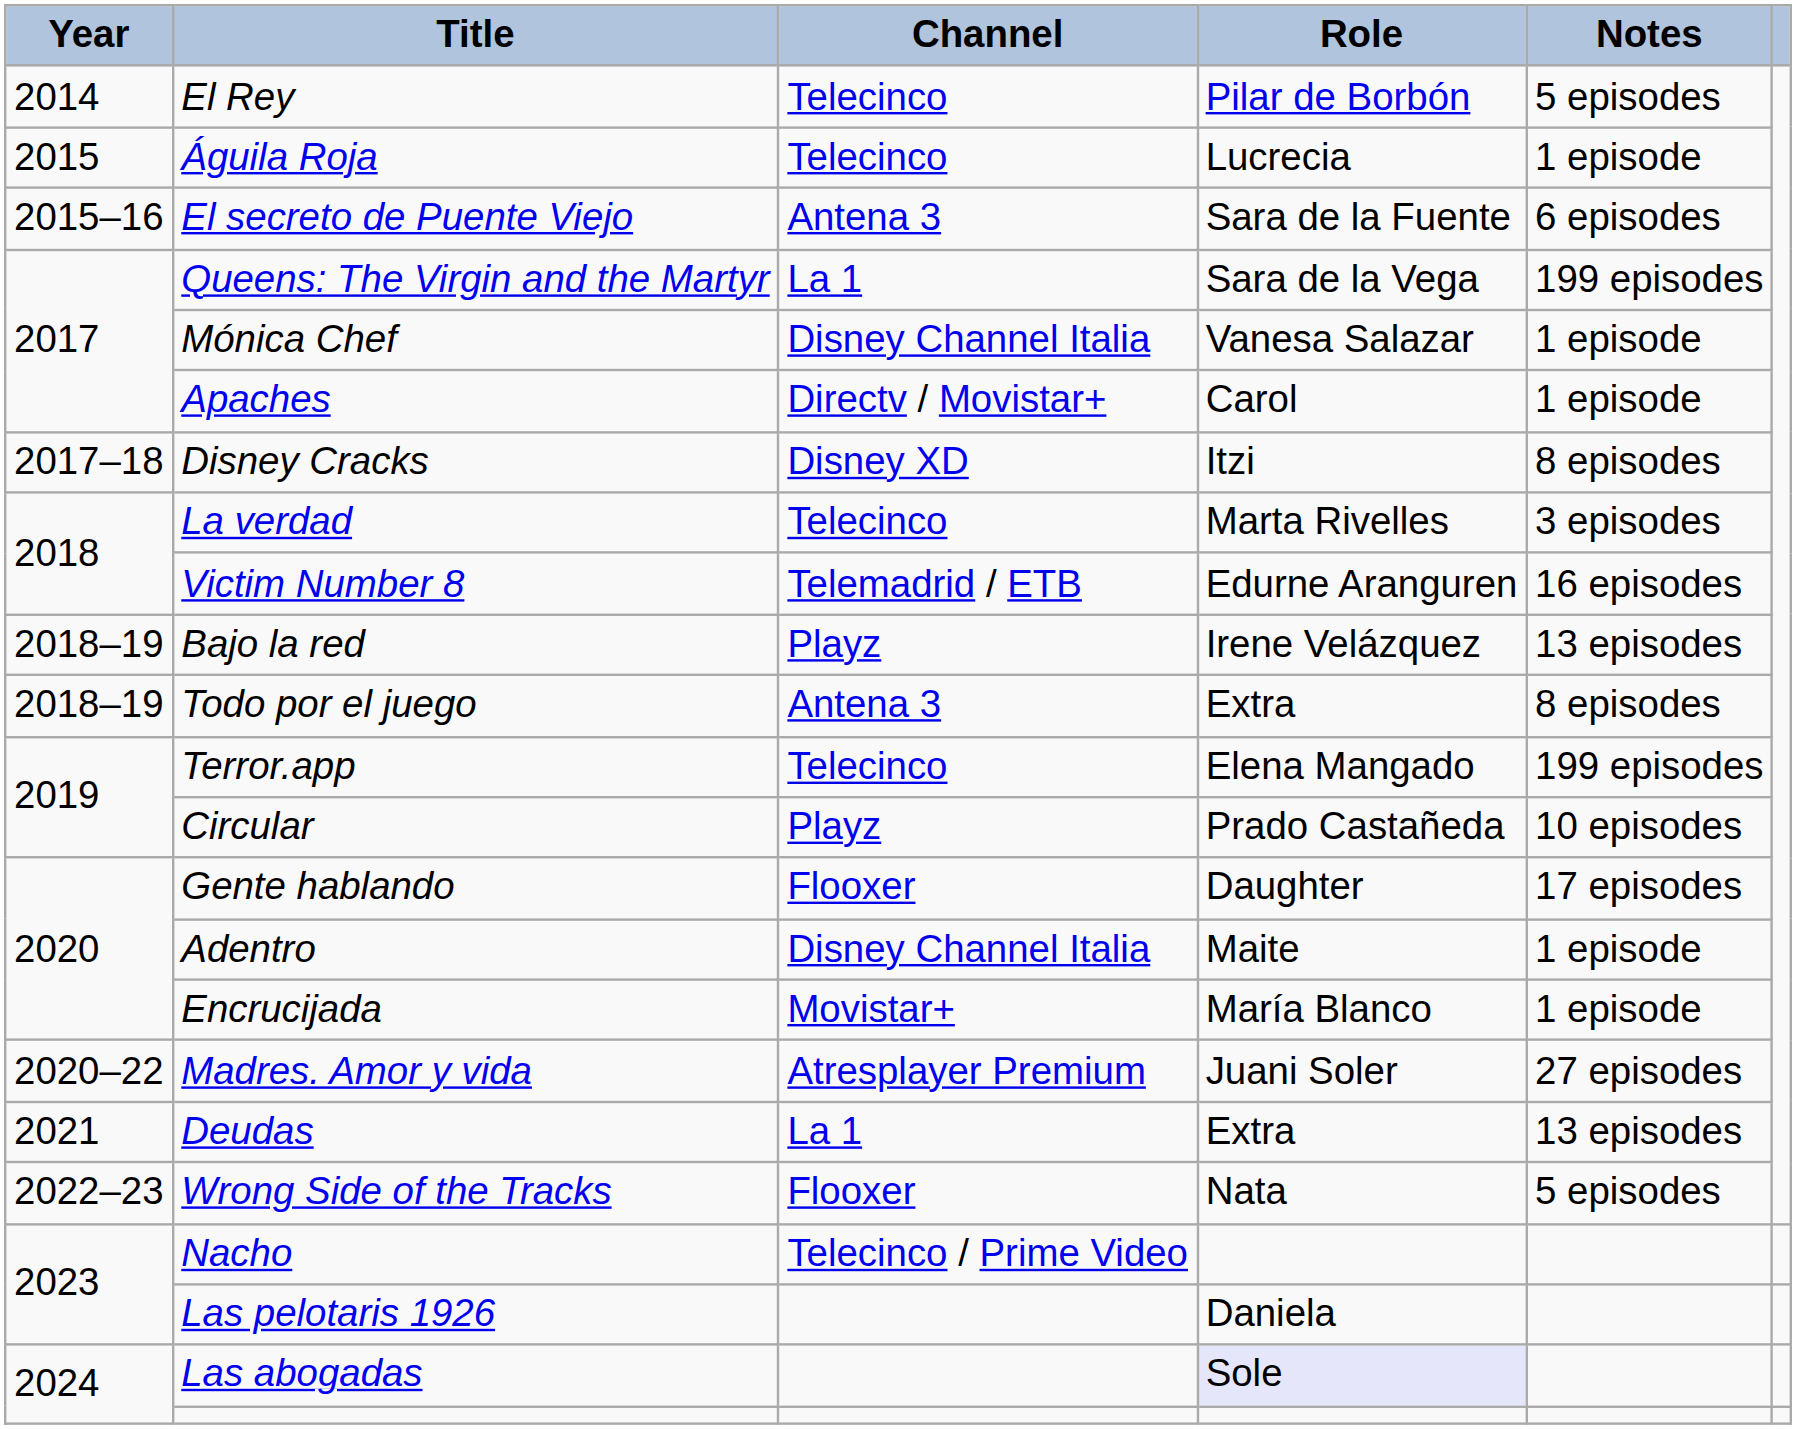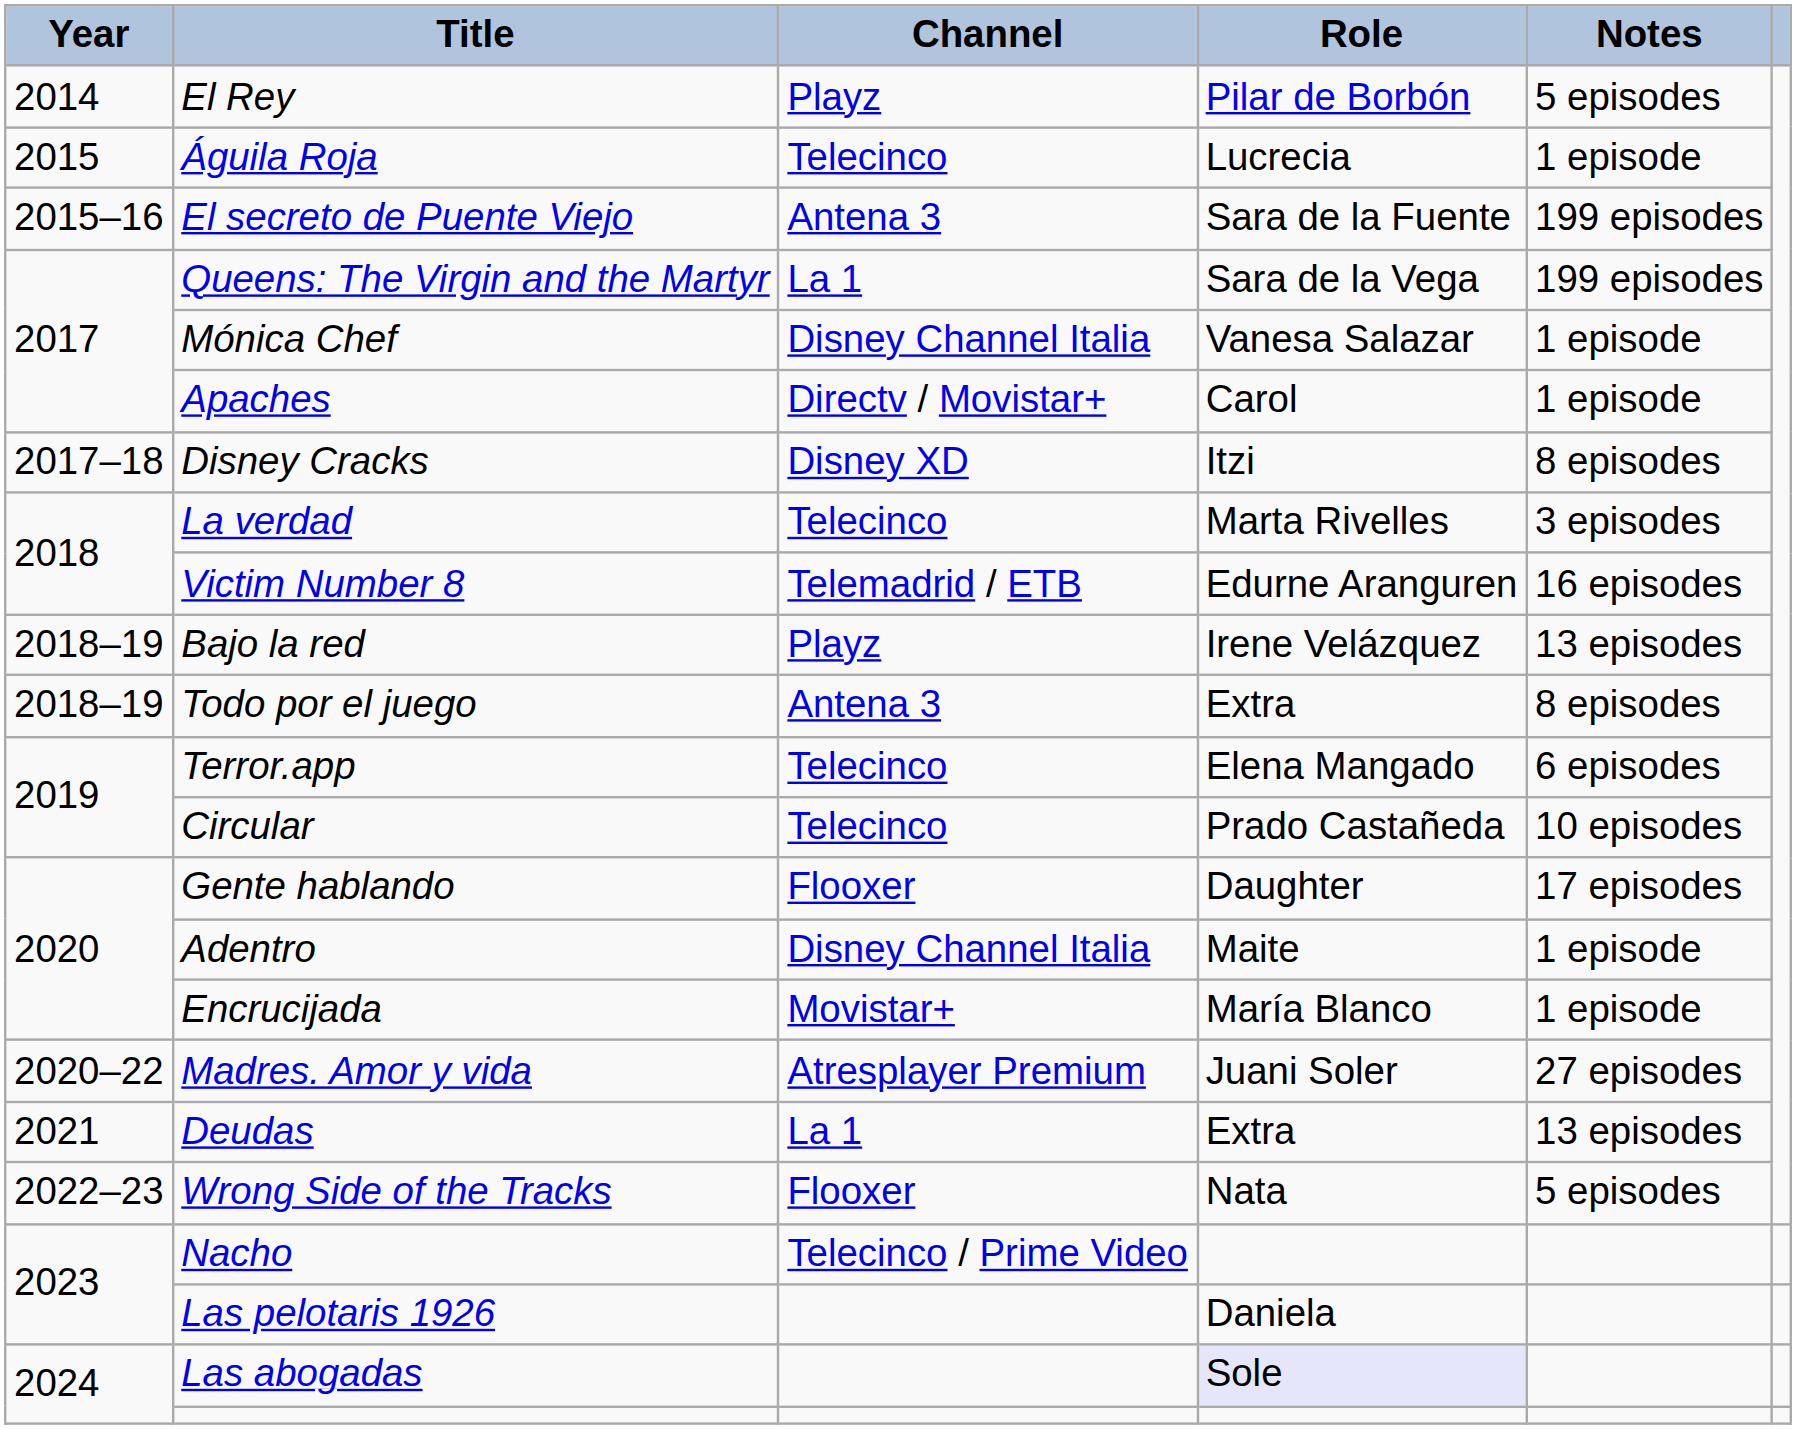(867, 95) Telecinco -> (834, 95) Playz
(1628, 217) 6 episodes -> (1649, 217) 199 episodes
(1649, 765) 199 episodes -> (1628, 765) 6 episodes
(834, 826) Playz -> (867, 826) Telecinco
